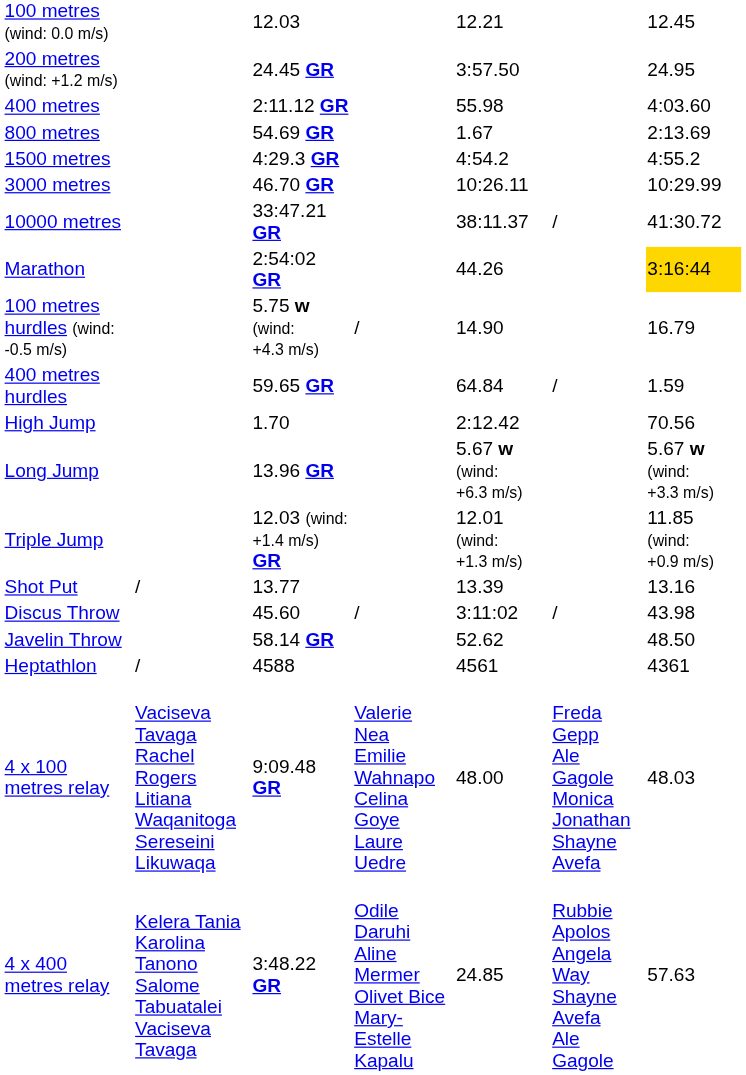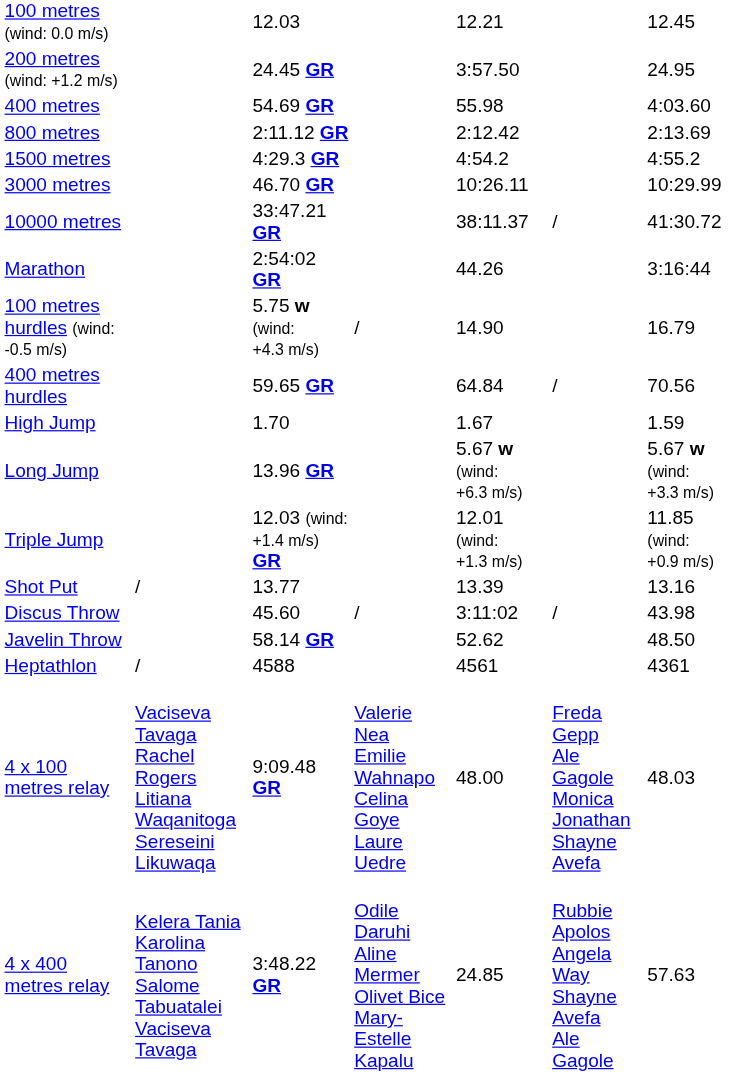(300, 106) 2:11.12 GR -> (293, 106) 54.69 GR
(293, 132) 54.69 GR -> (300, 132) 2:11.12 GR
(475, 132) 1.67 -> (488, 132) 2:12.42
(679, 269) gold background -> (679, 269) no background
(666, 386) 1.59 -> (671, 386) 70.56
(488, 422) 2:12.42 -> (475, 422) 1.67
(671, 422) 70.56 -> (666, 422) 1.59
